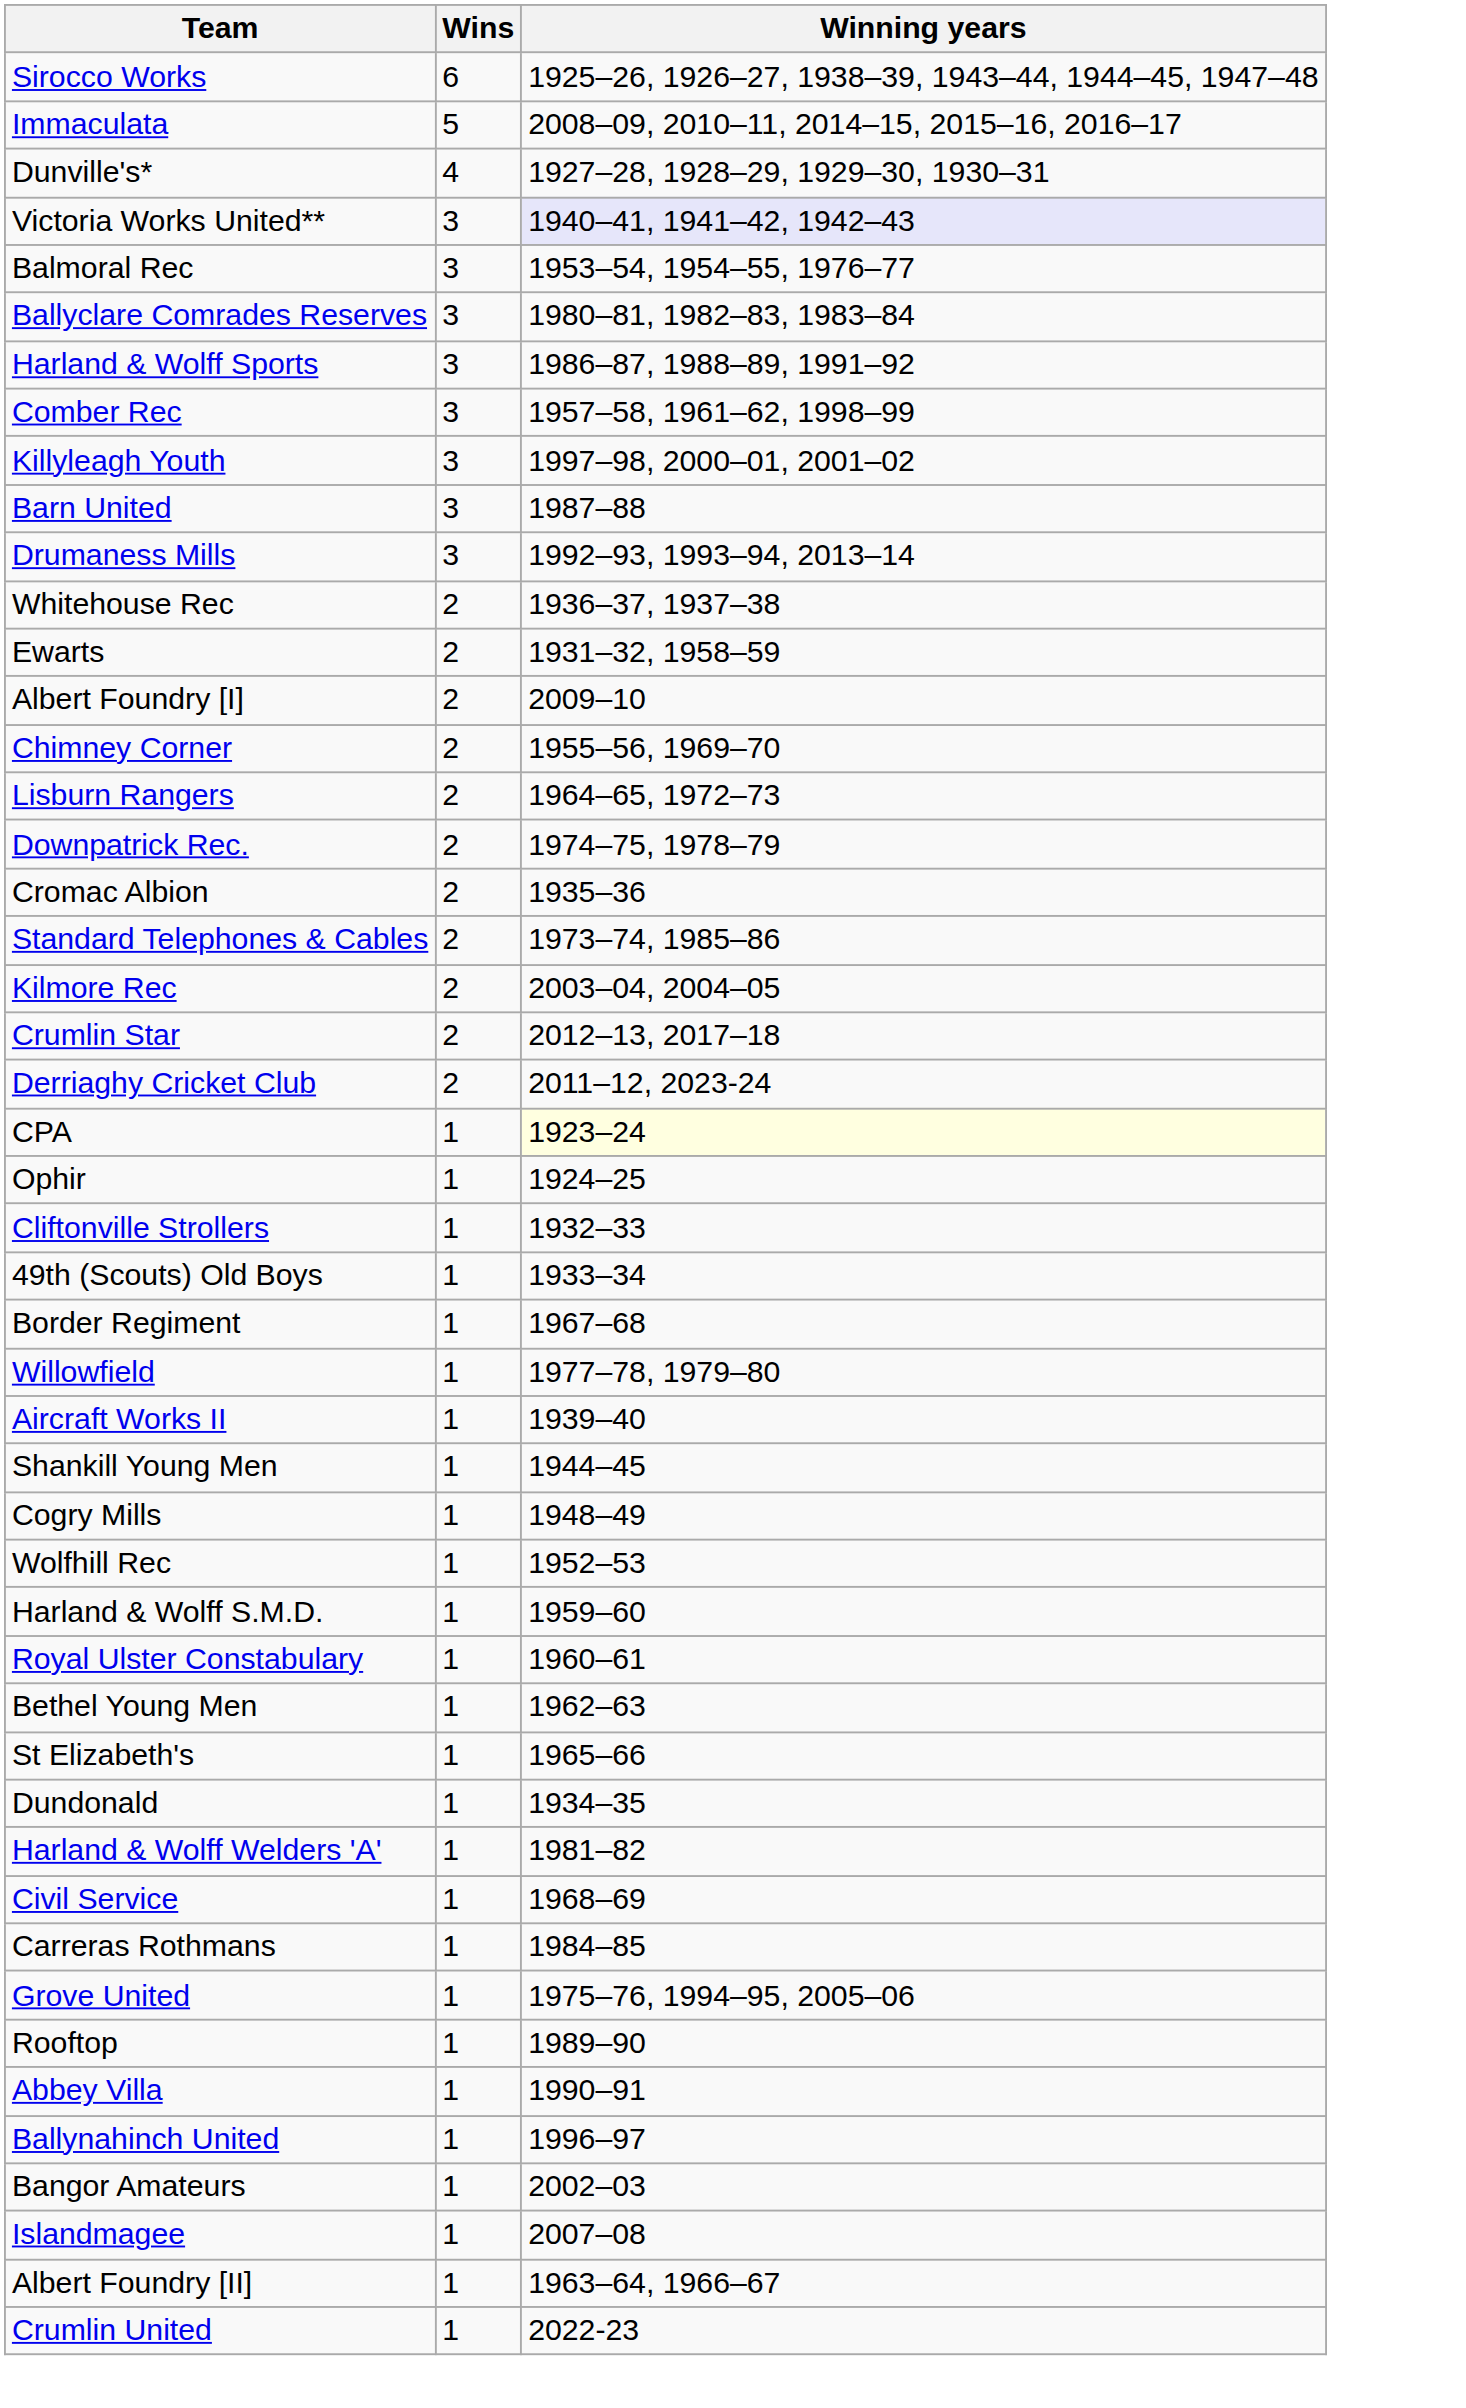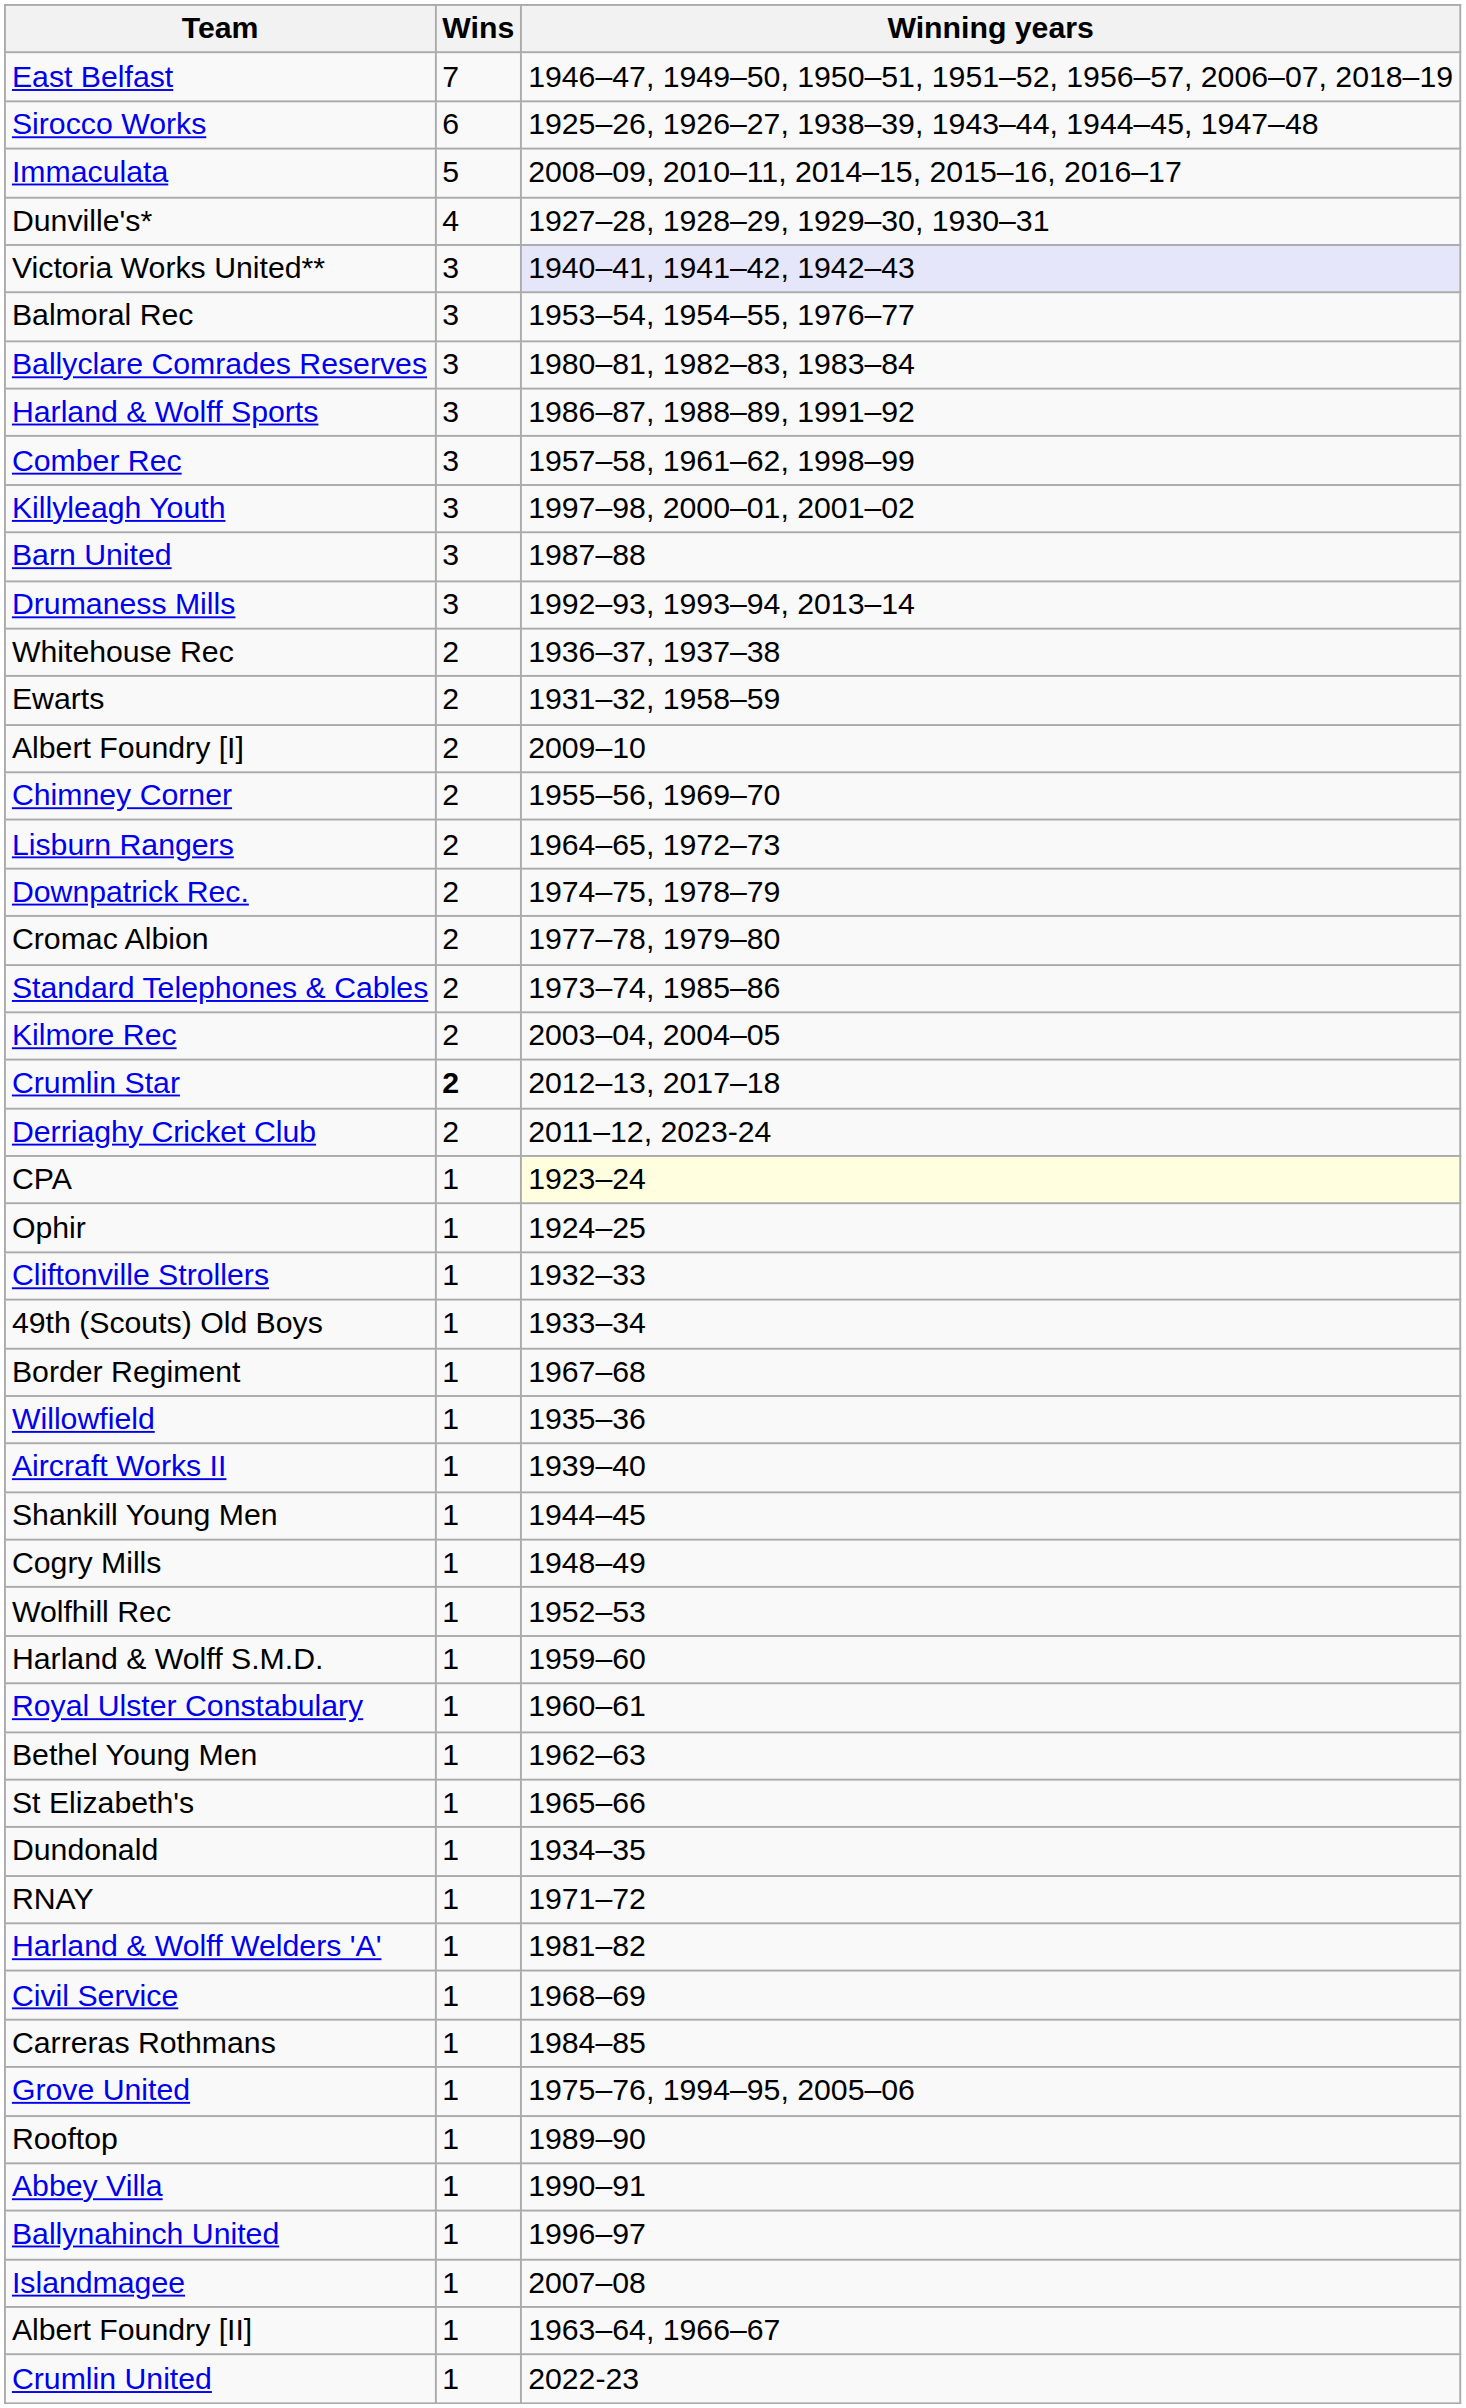+ row: (93, 76)
(587, 891) 1935–36 -> (654, 939) 1977–78, 1979–80
(451, 1035) normal -> (451, 1083) bold
(654, 1371) 1977–78, 1979–80 -> (587, 1419) 1935–36
+ row: (53, 1898)
- row: (129, 2186)
